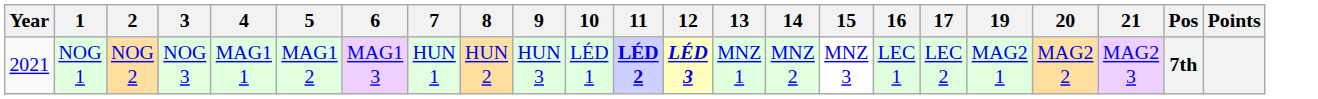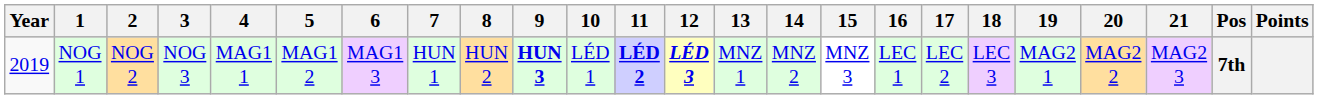+ column: (991, 20)
(29, 64) 2021 -> (29, 64) 2019
(539, 64) normal -> (540, 64) bold
